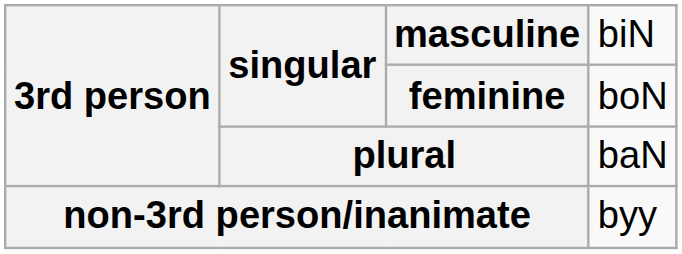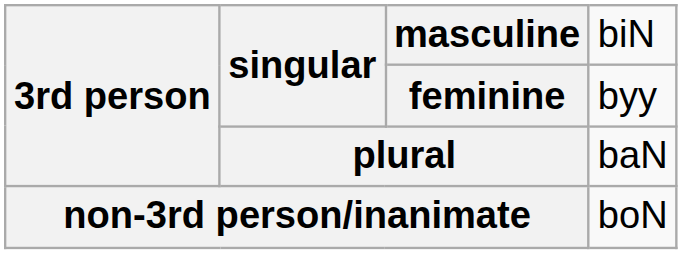(633, 95) boN -> (627, 95) byy
(627, 215) byy -> (633, 215) boN
